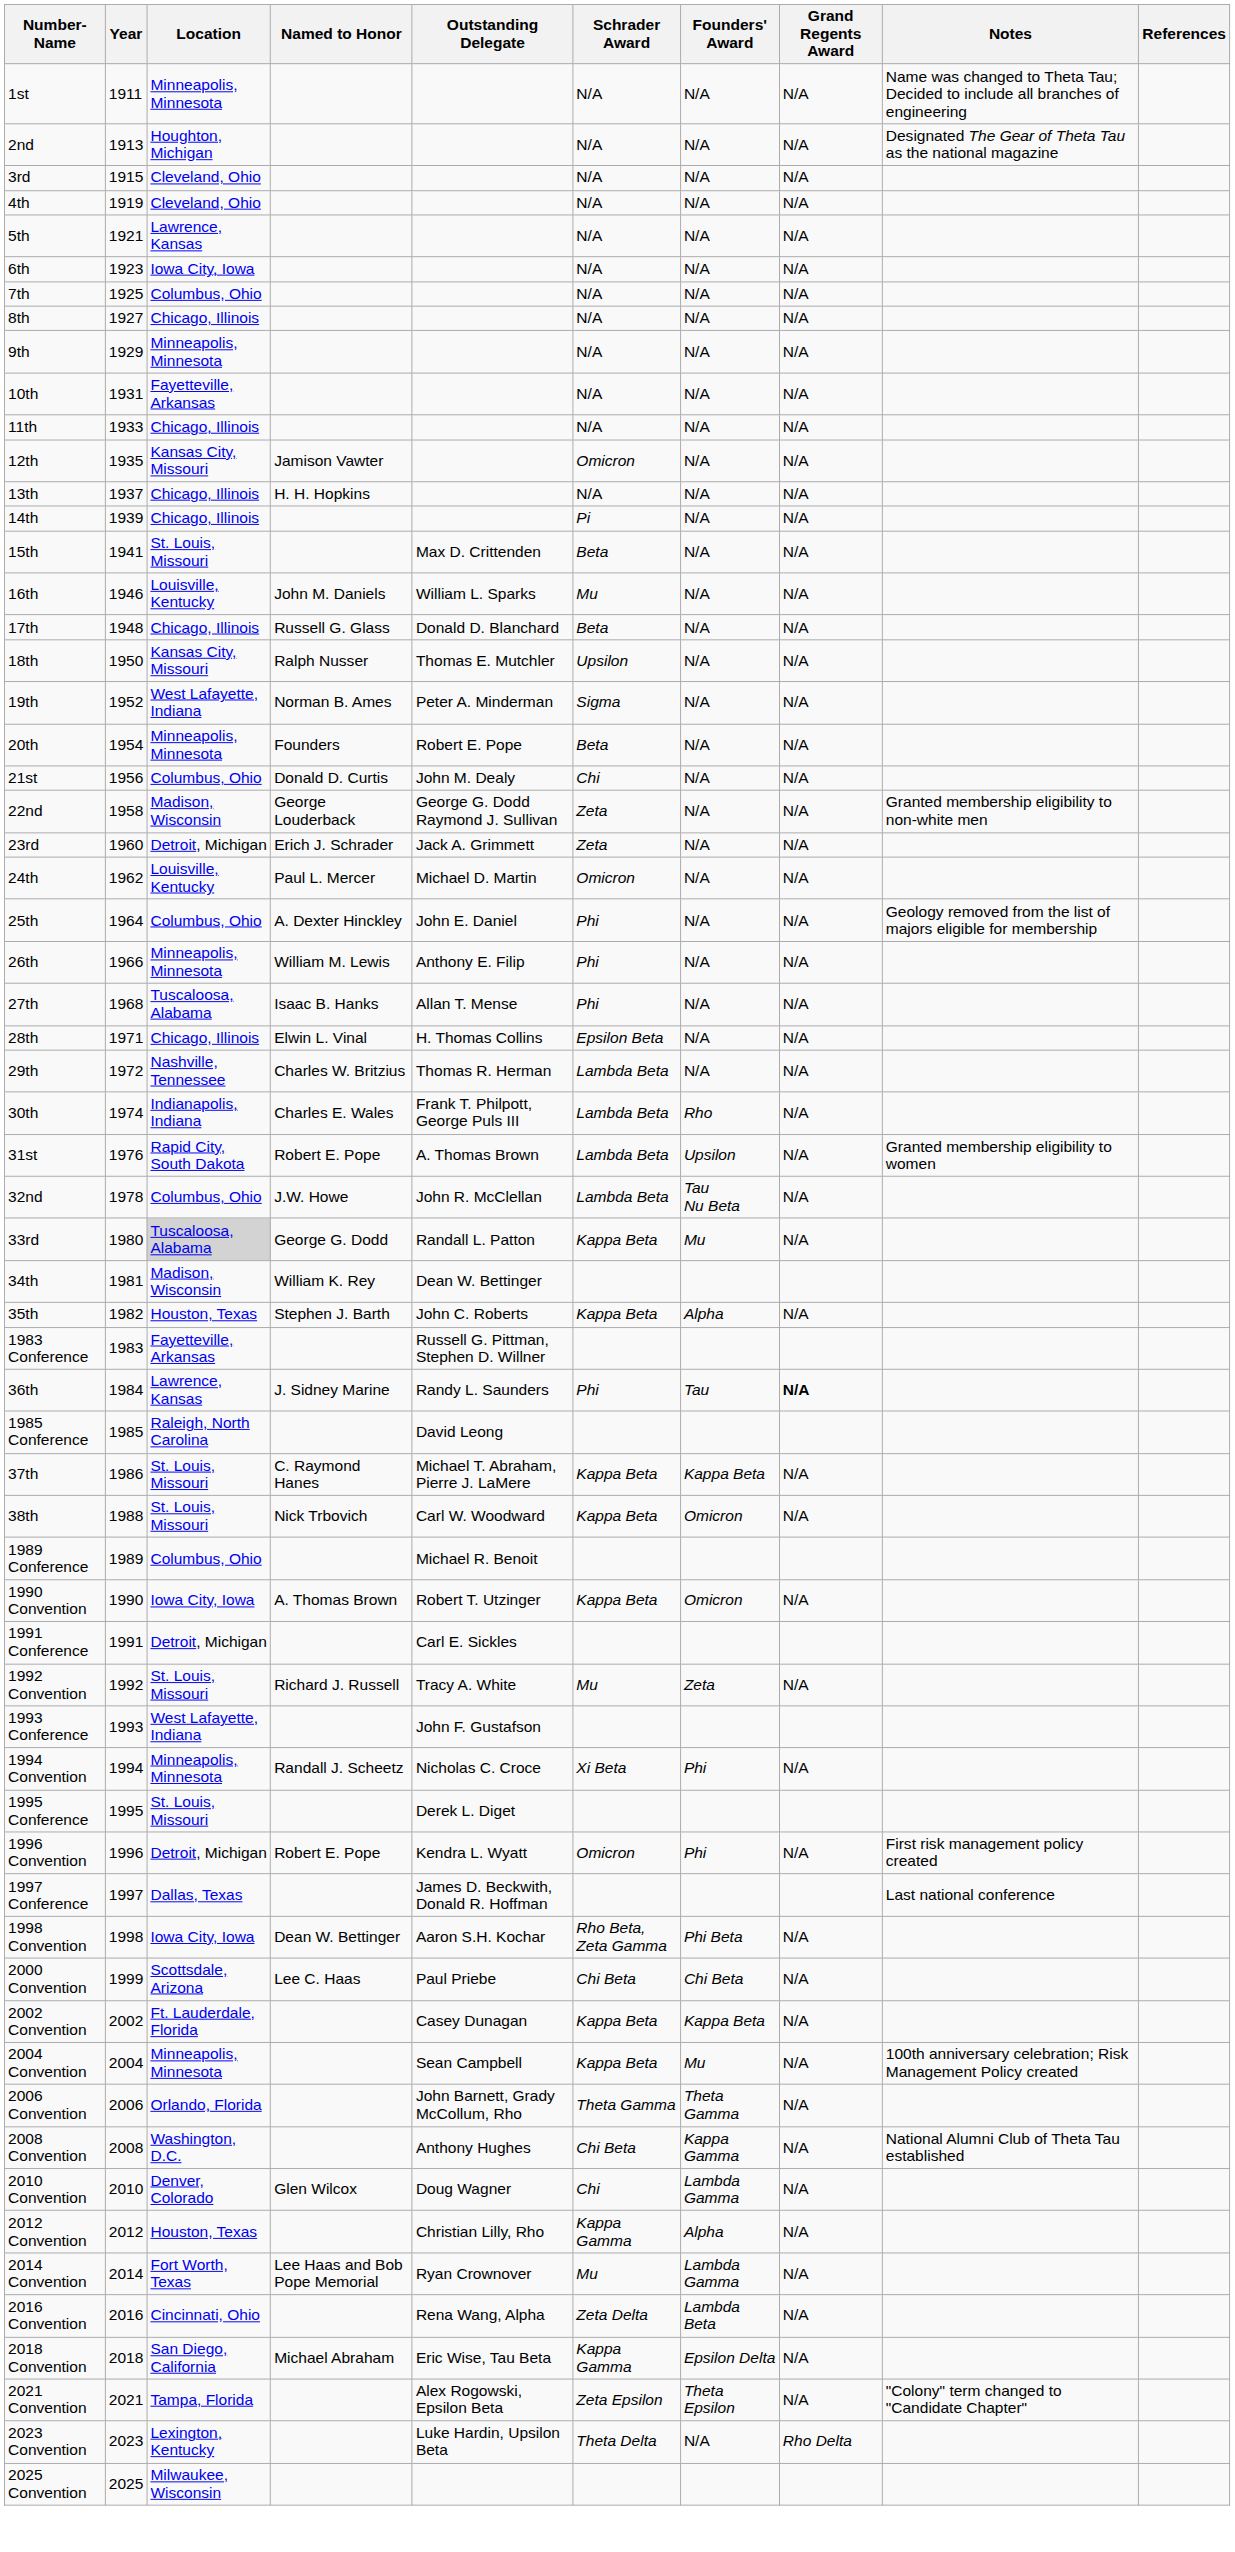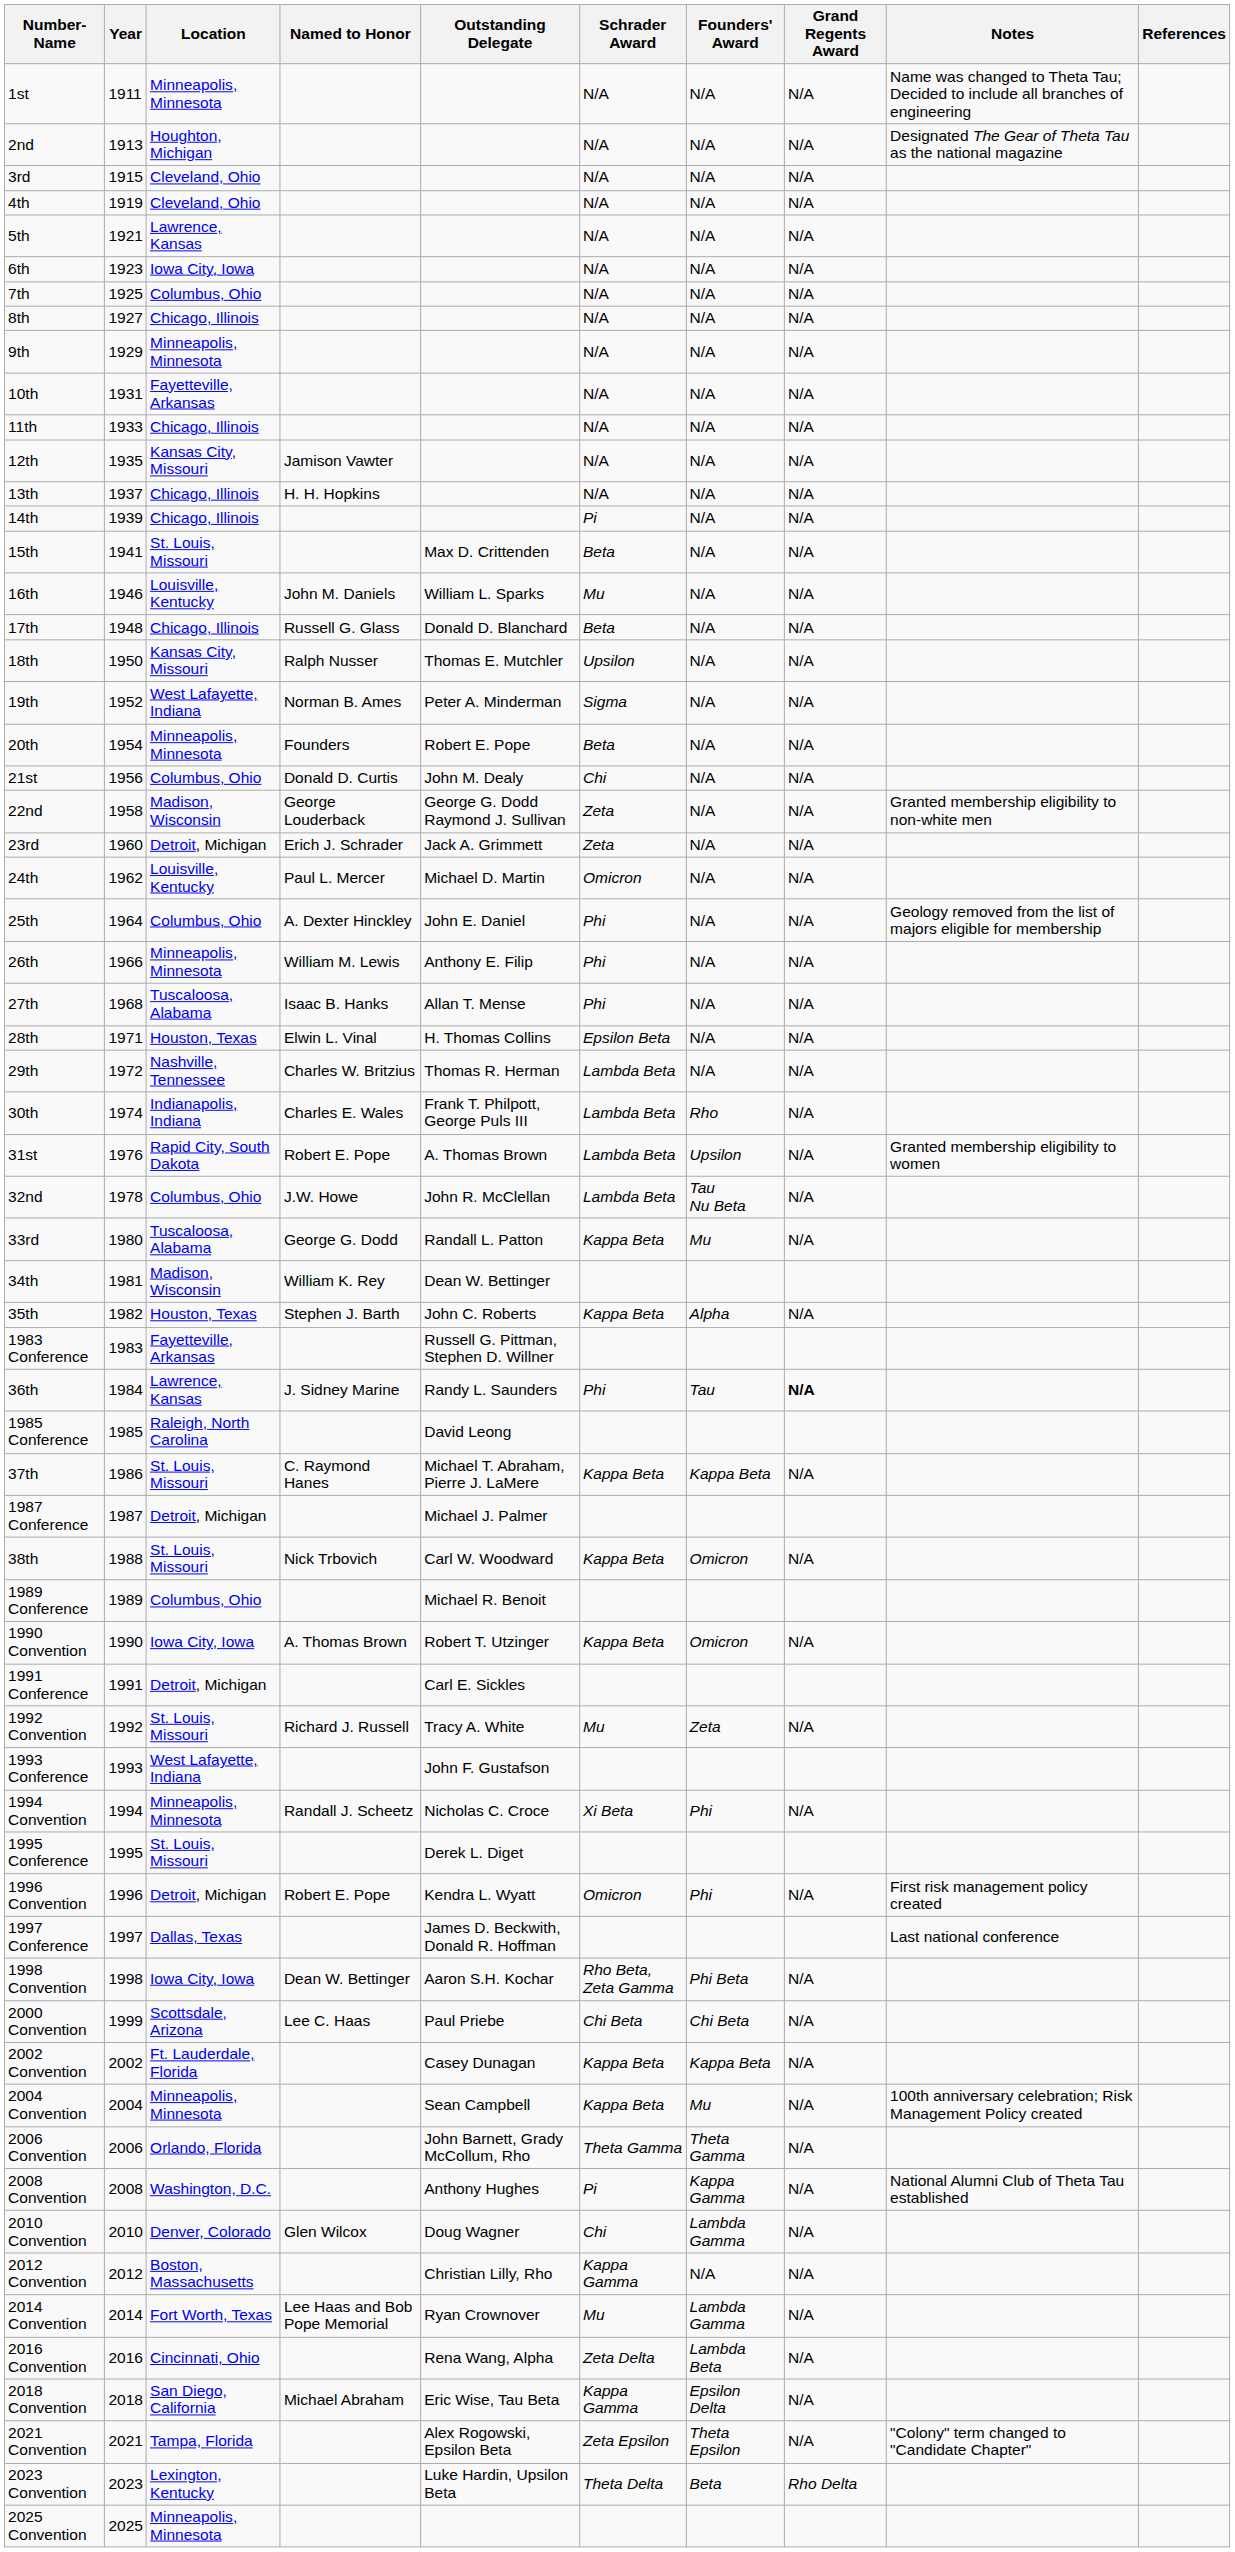(606, 460) Omicron -> (596, 460) N/A
(205, 1037) Chicago, Illinois -> (203, 1037) Houston, Texas
(192, 1239) lightgrey background -> (192, 1239) no background
+ row: (48, 1516)
(606, 2147) Chi Beta -> (590, 2189) Pi
(204, 2231) Houston, Texas -> (202, 2273) Boston, Massachusetts
(704, 2231) Alpha -> (703, 2273) N/A
(697, 2442) N/A -> (706, 2484) Beta
(189, 2484) Milwaukee, Wisconsin -> (194, 2526) Minneapolis, Minnesota
